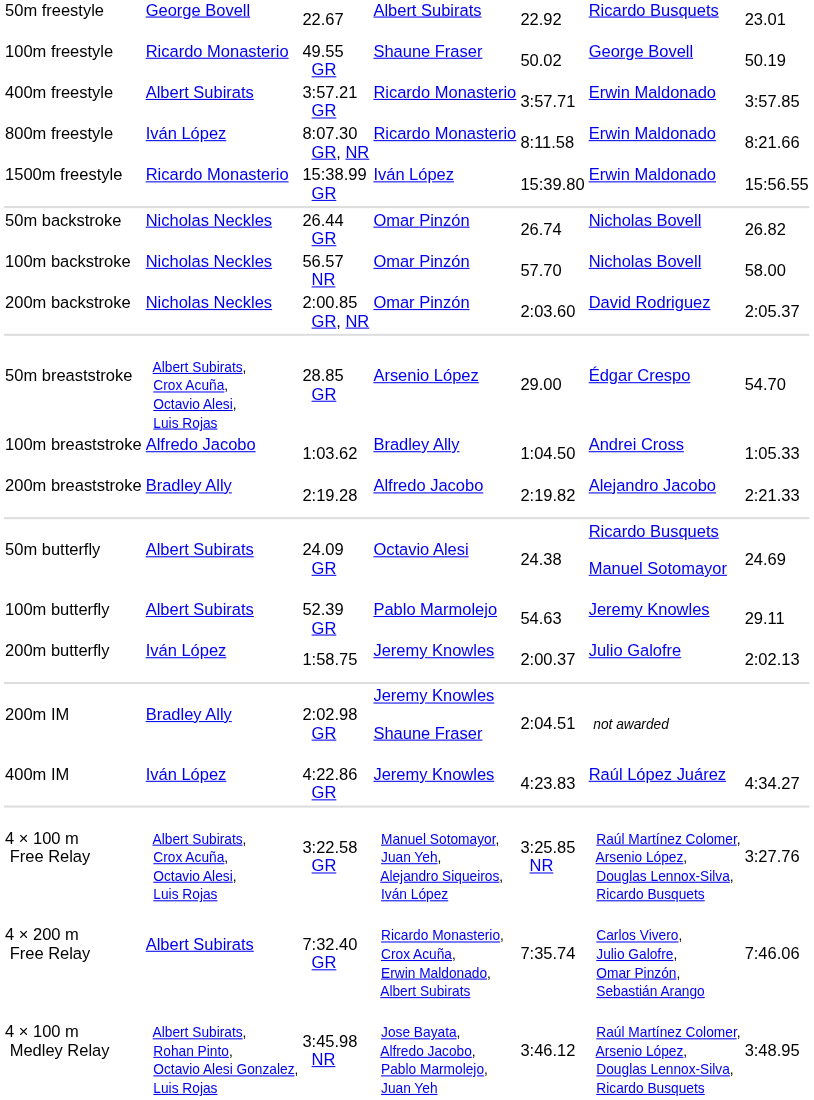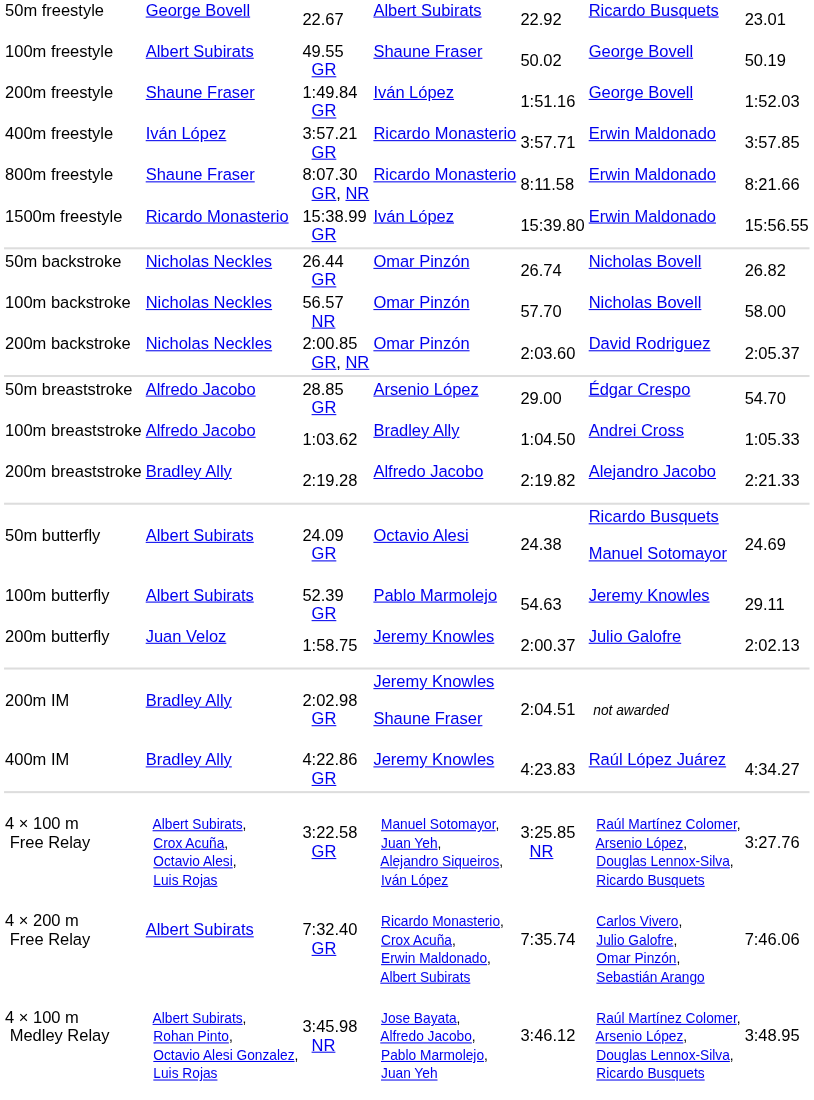(217, 60) Ricardo Monasterio -> (200, 60) Albert Subirats
+ row: (59, 102)
(200, 102) Albert Subirats -> (186, 143) Iván López
(186, 143) Iván López -> (200, 184) Shaune Fraser
(196, 395) Albert Subirats, Crox Acuña, Octavio Alesi, Luis Rojas -> (201, 398) Alfredo Jacobo
(186, 660) Iván López -> (186, 645) Juan Veloz
(186, 783) Iván López -> (189, 769) Bradley Ally
